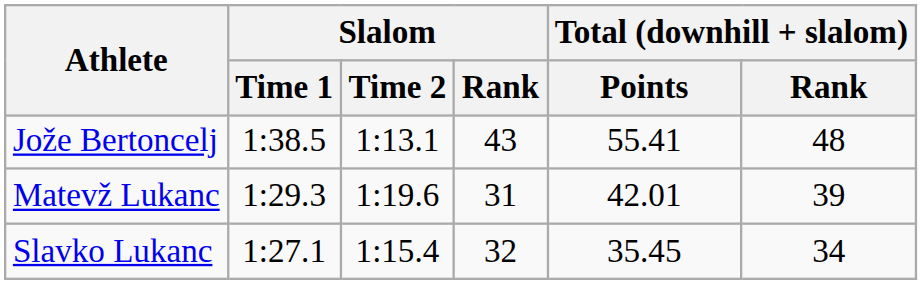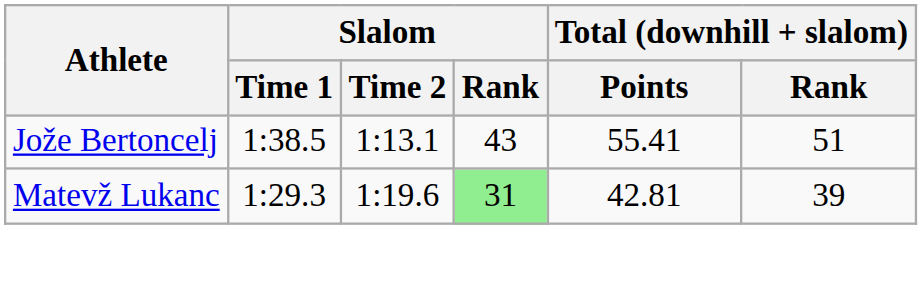(829, 141) 48 -> (829, 141) 51
(500, 196) no background -> (500, 196) lightgreen background
(644, 196) 42.01 -> (644, 196) 42.81
- row: (113, 250)
